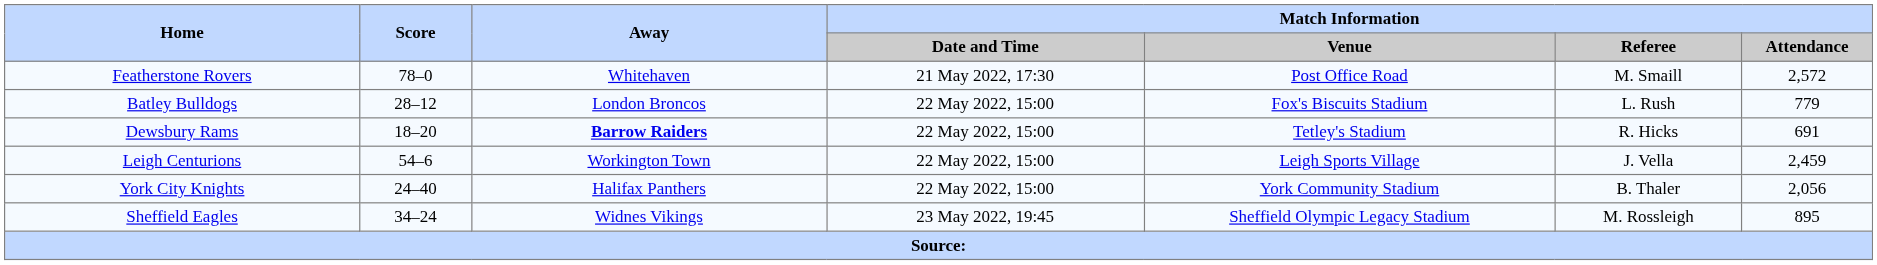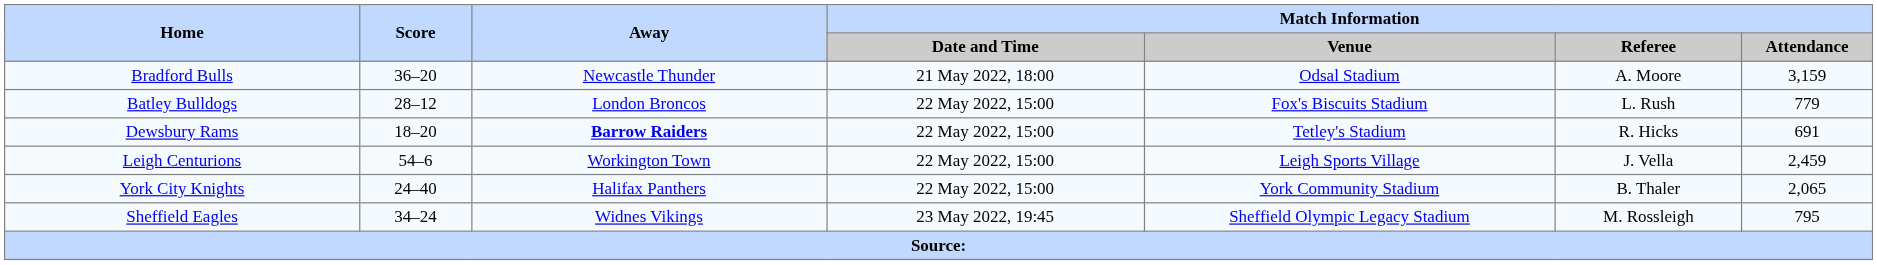- row: (182, 75)
+ row: (182, 75)
(1807, 188) 2,056 -> (1807, 188) 2,065
(1807, 216) 895 -> (1807, 216) 795
